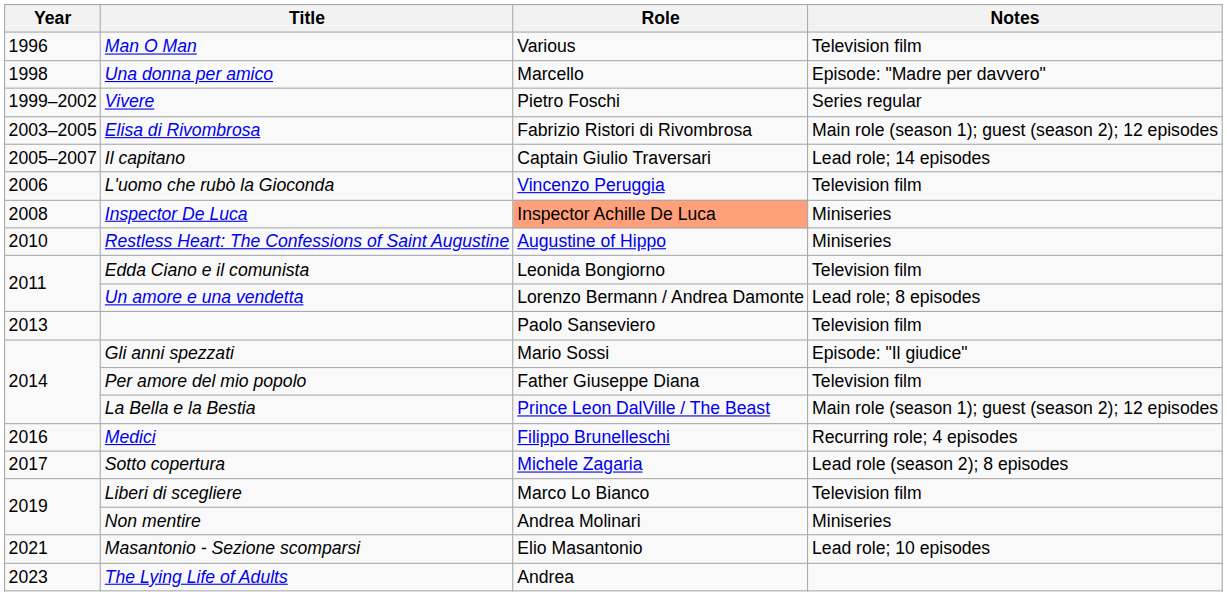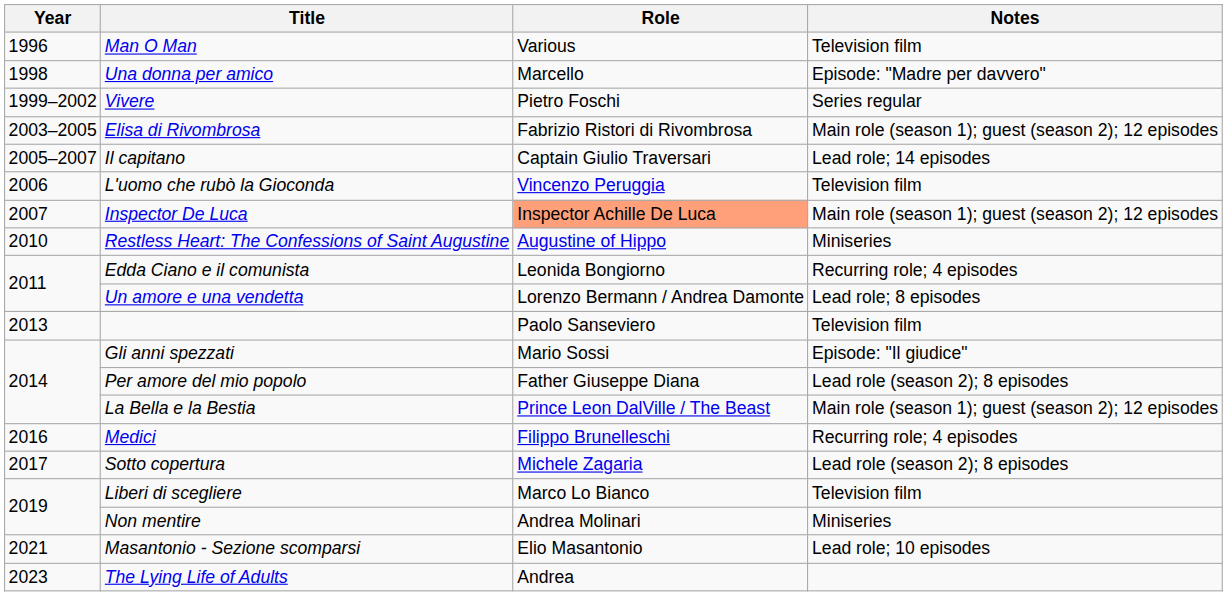(28, 213) 2008 -> (28, 213) 2007
(852, 213) Miniseries -> (1015, 213) Main role (season 1); guest (season 2); 12 episodes
(867, 269) Television film -> (915, 269) Recurring role; 4 episodes
(867, 381) Television film -> (940, 381) Lead role (season 2); 8 episodes
